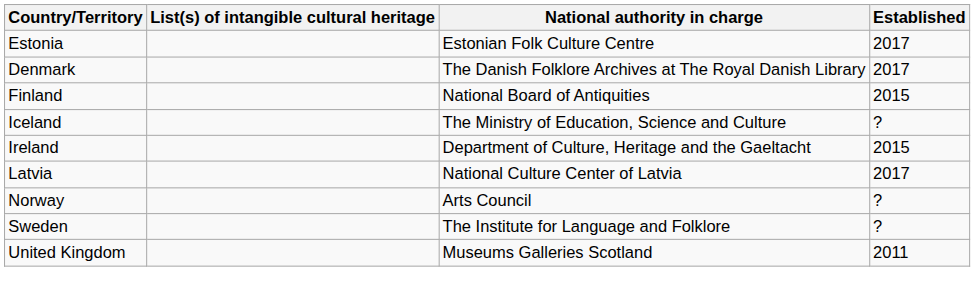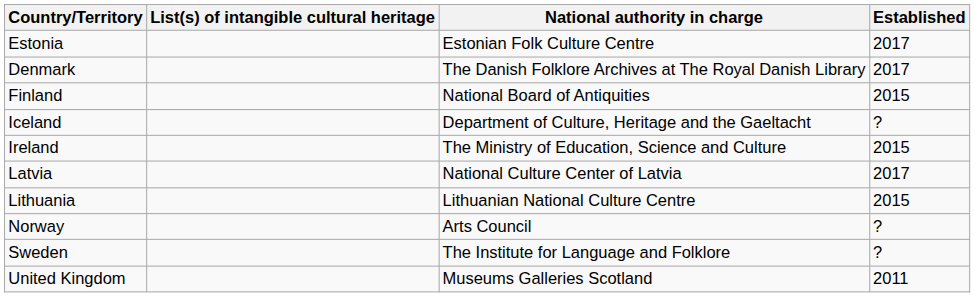(614, 122) The Ministry of Education, Science and Culture -> (627, 122) Department of Culture, Heritage and the Gaeltacht
(627, 148) Department of Culture, Heritage and the Gaeltacht -> (614, 148) The Ministry of Education, Science and Culture
+ row: (42, 200)
